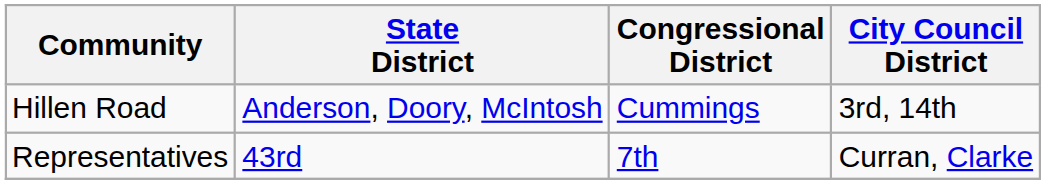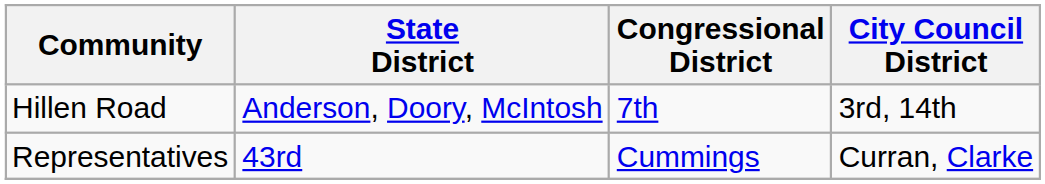(688, 108) Cummings -> (638, 108) 7th
(638, 156) 7th -> (688, 156) Cummings
